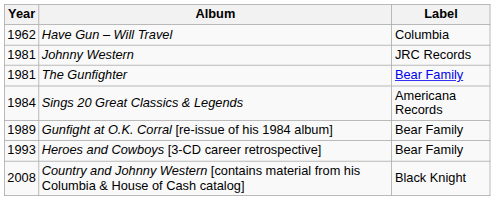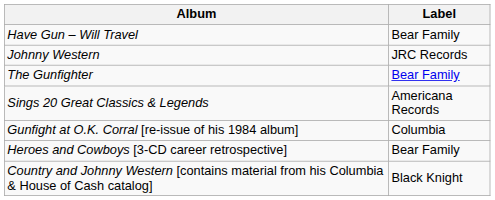- column: (22, 14)
(422, 34) Columbia -> (426, 34) Bear Family
(429, 130) Bear Family -> (418, 130) Columbia
